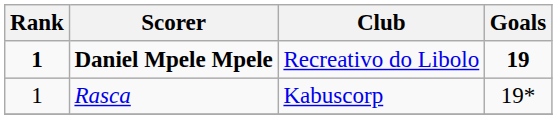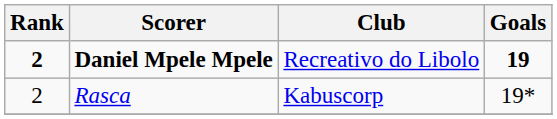(37, 59) 1 -> (37, 59) 2
(37, 95) 1 -> (37, 95) 2
